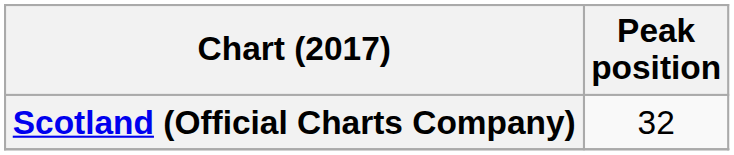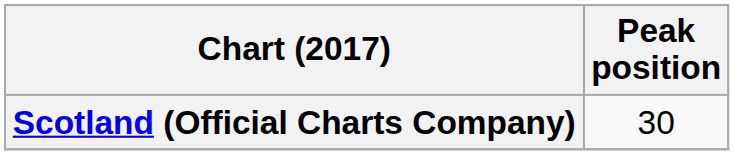(656, 121) 32 -> (656, 121) 30
